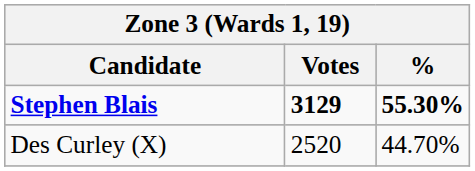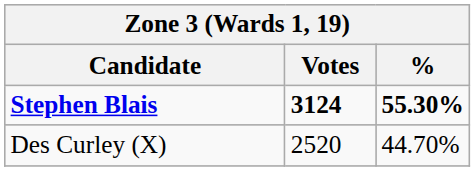(316, 104) 3129 -> (316, 104) 3124
